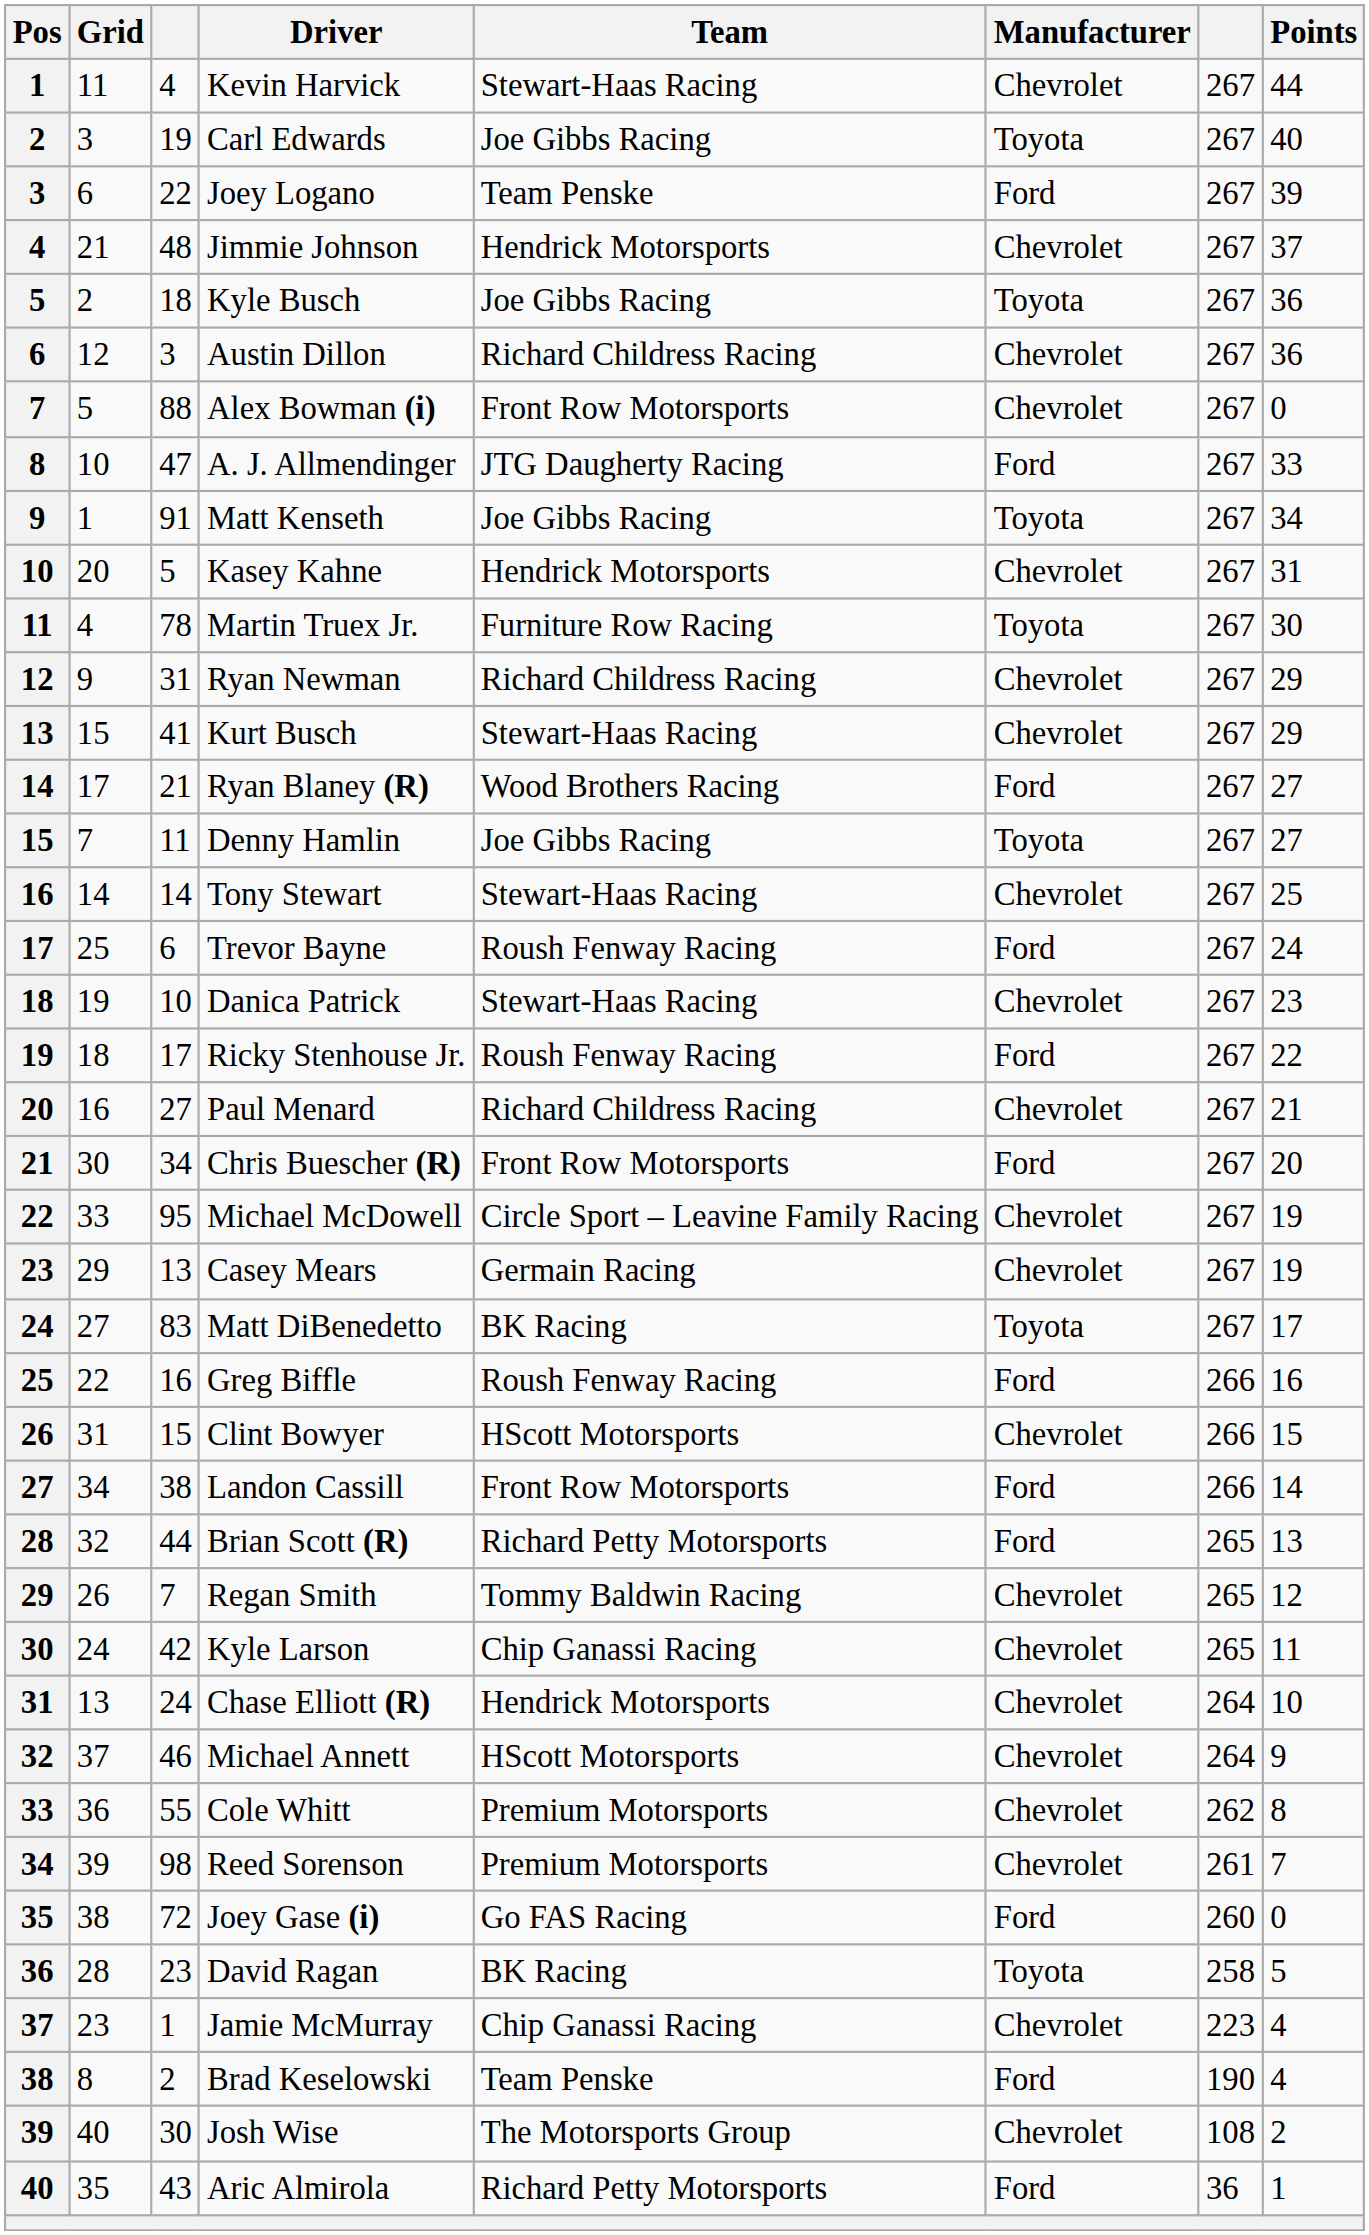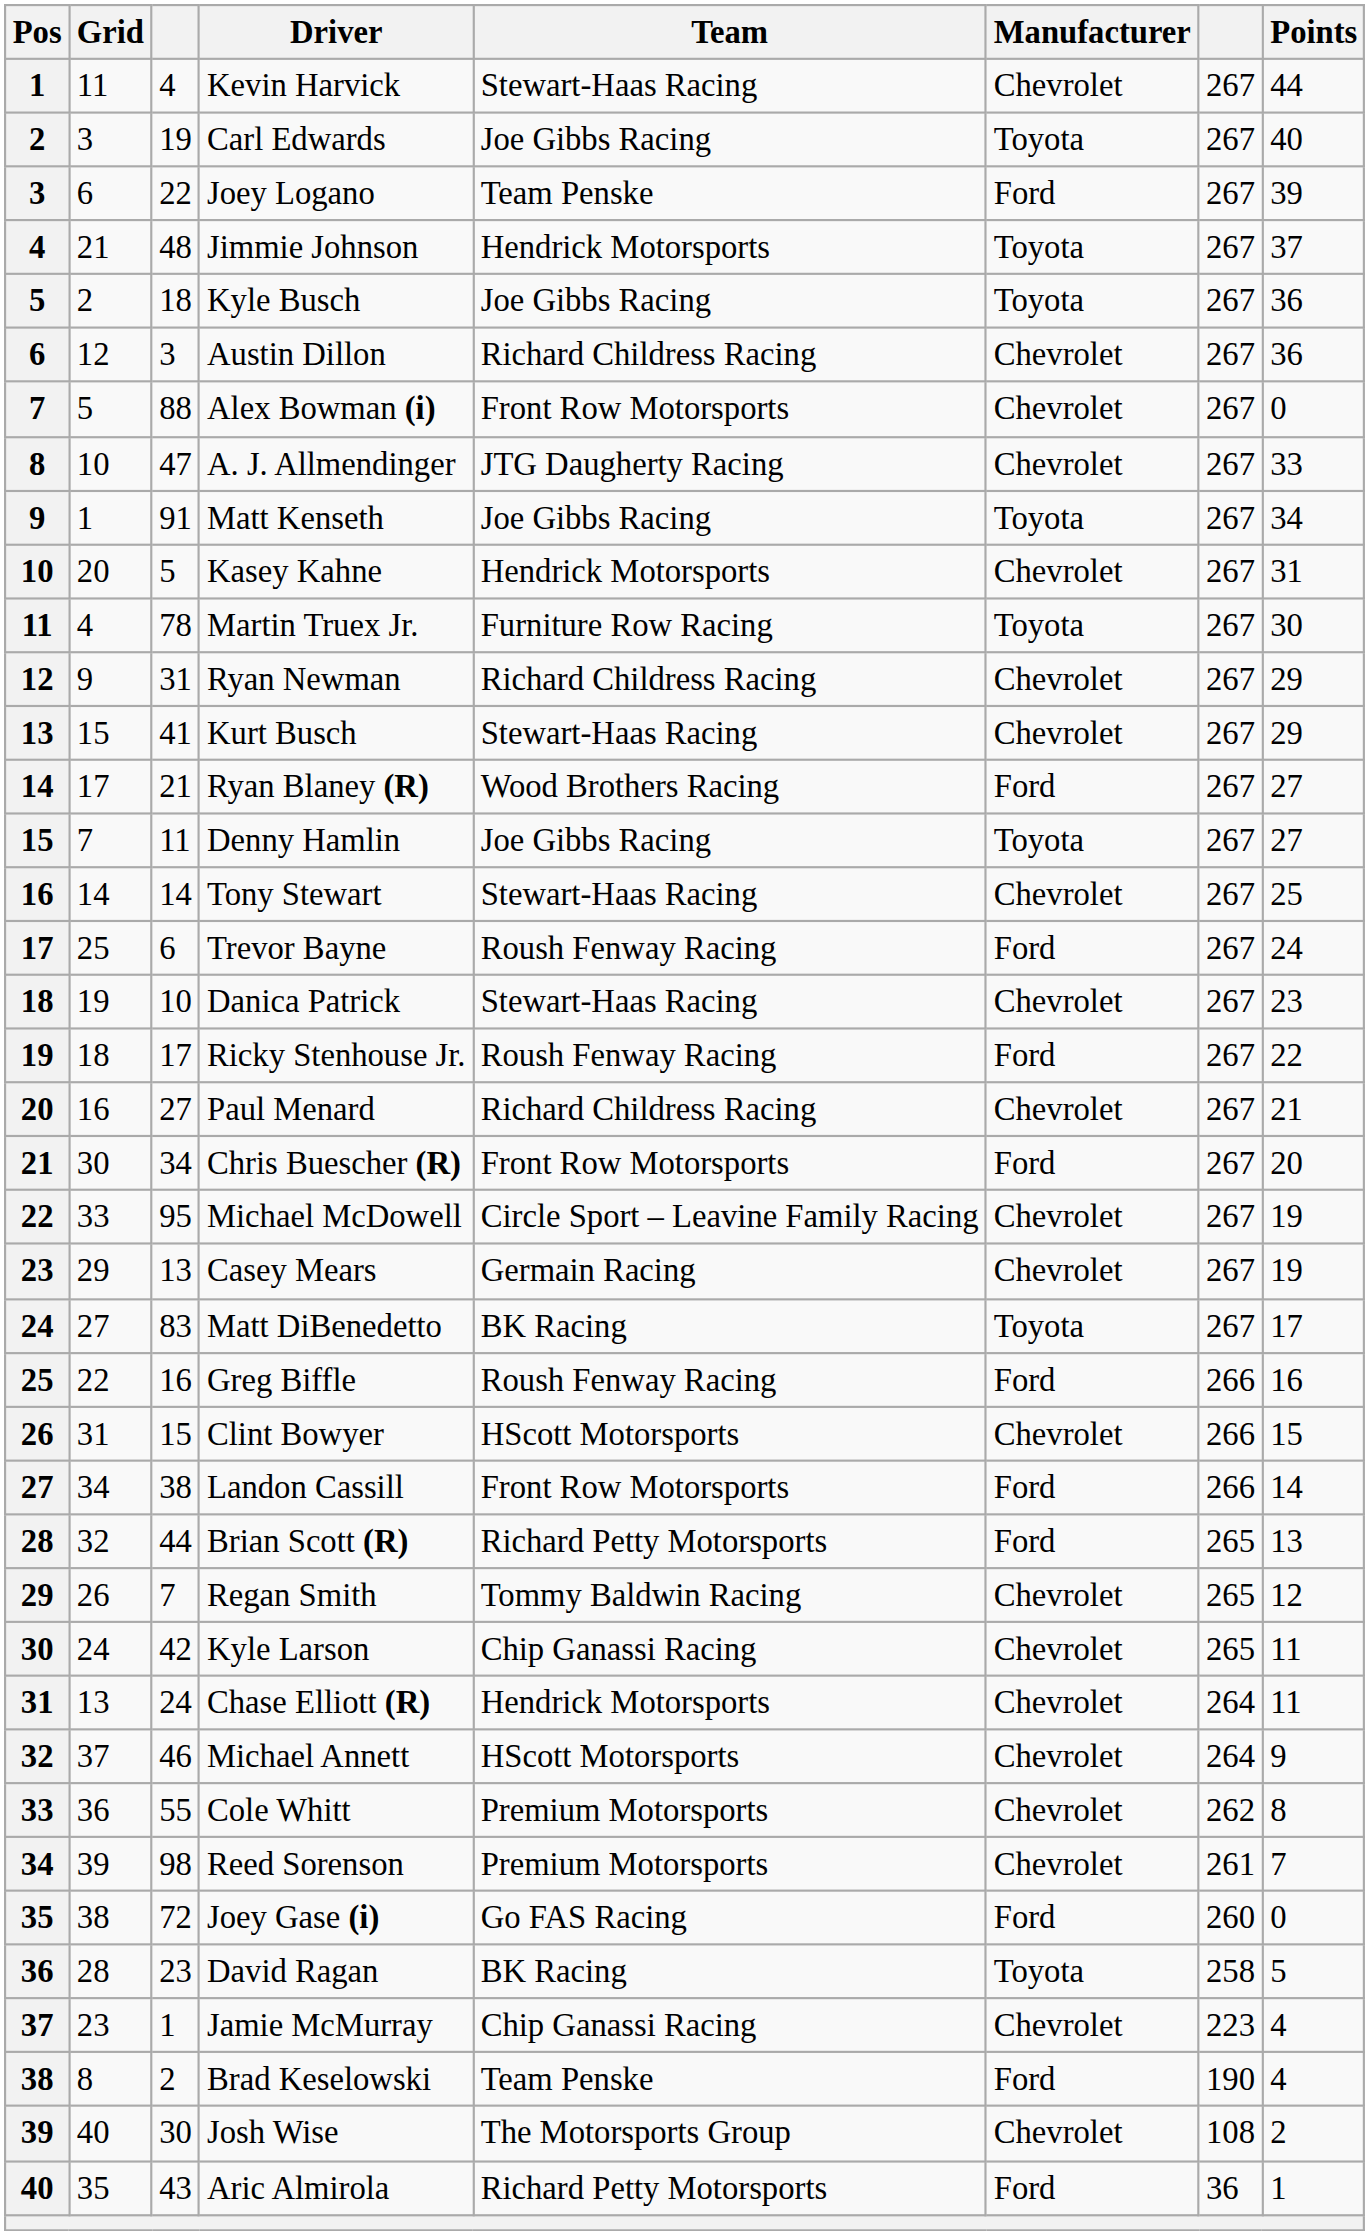(1058, 247) Chevrolet -> (1039, 247) Toyota
(1025, 462) Ford -> (1058, 462) Chevrolet
(1287, 1702) 10 -> (1286, 1702) 11
